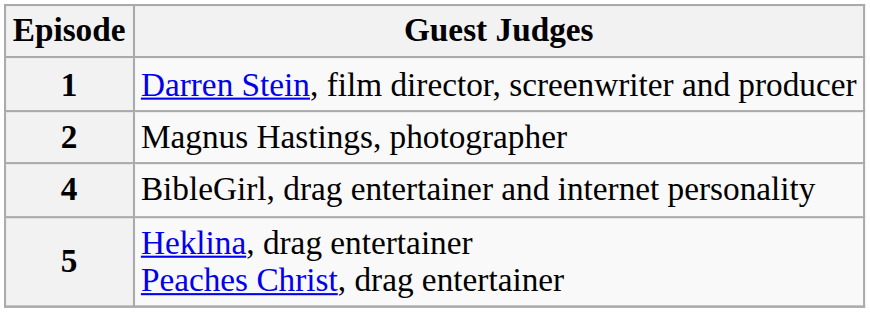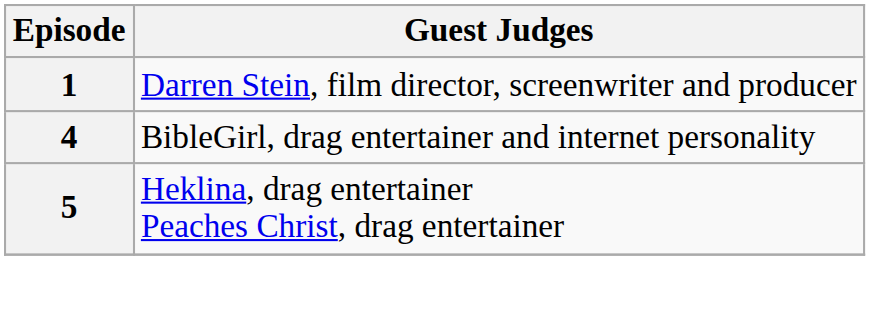- row: (69, 136)
